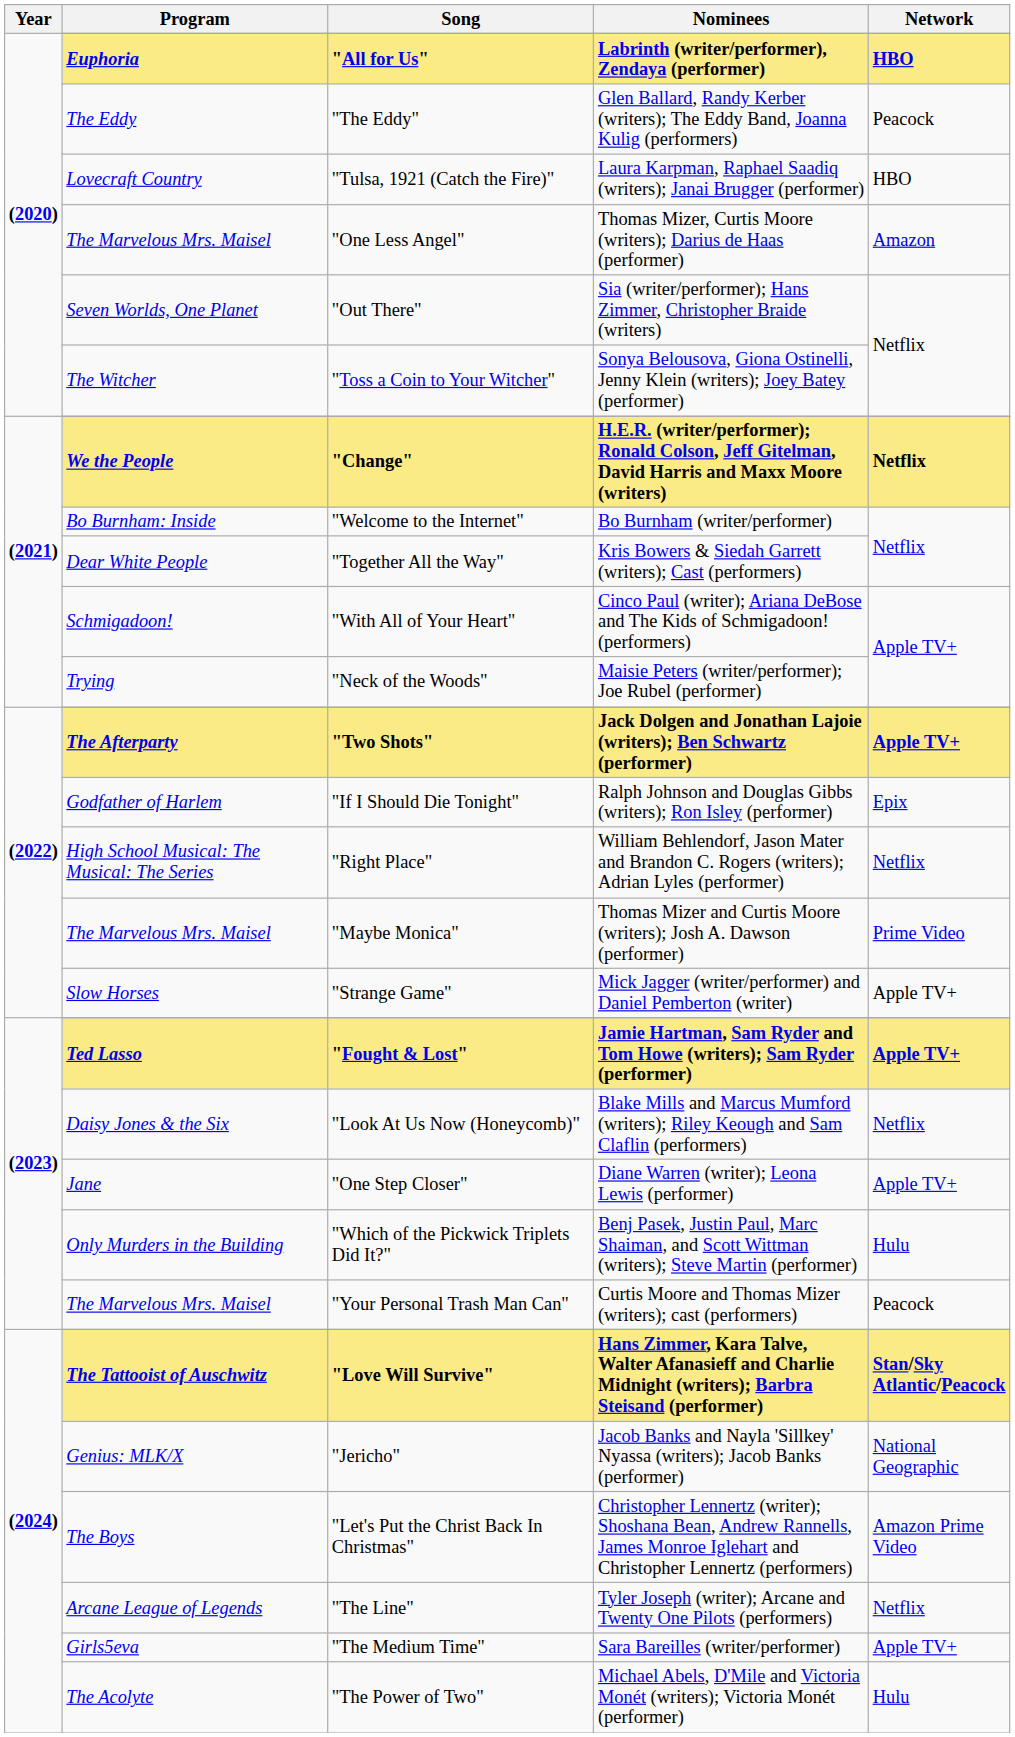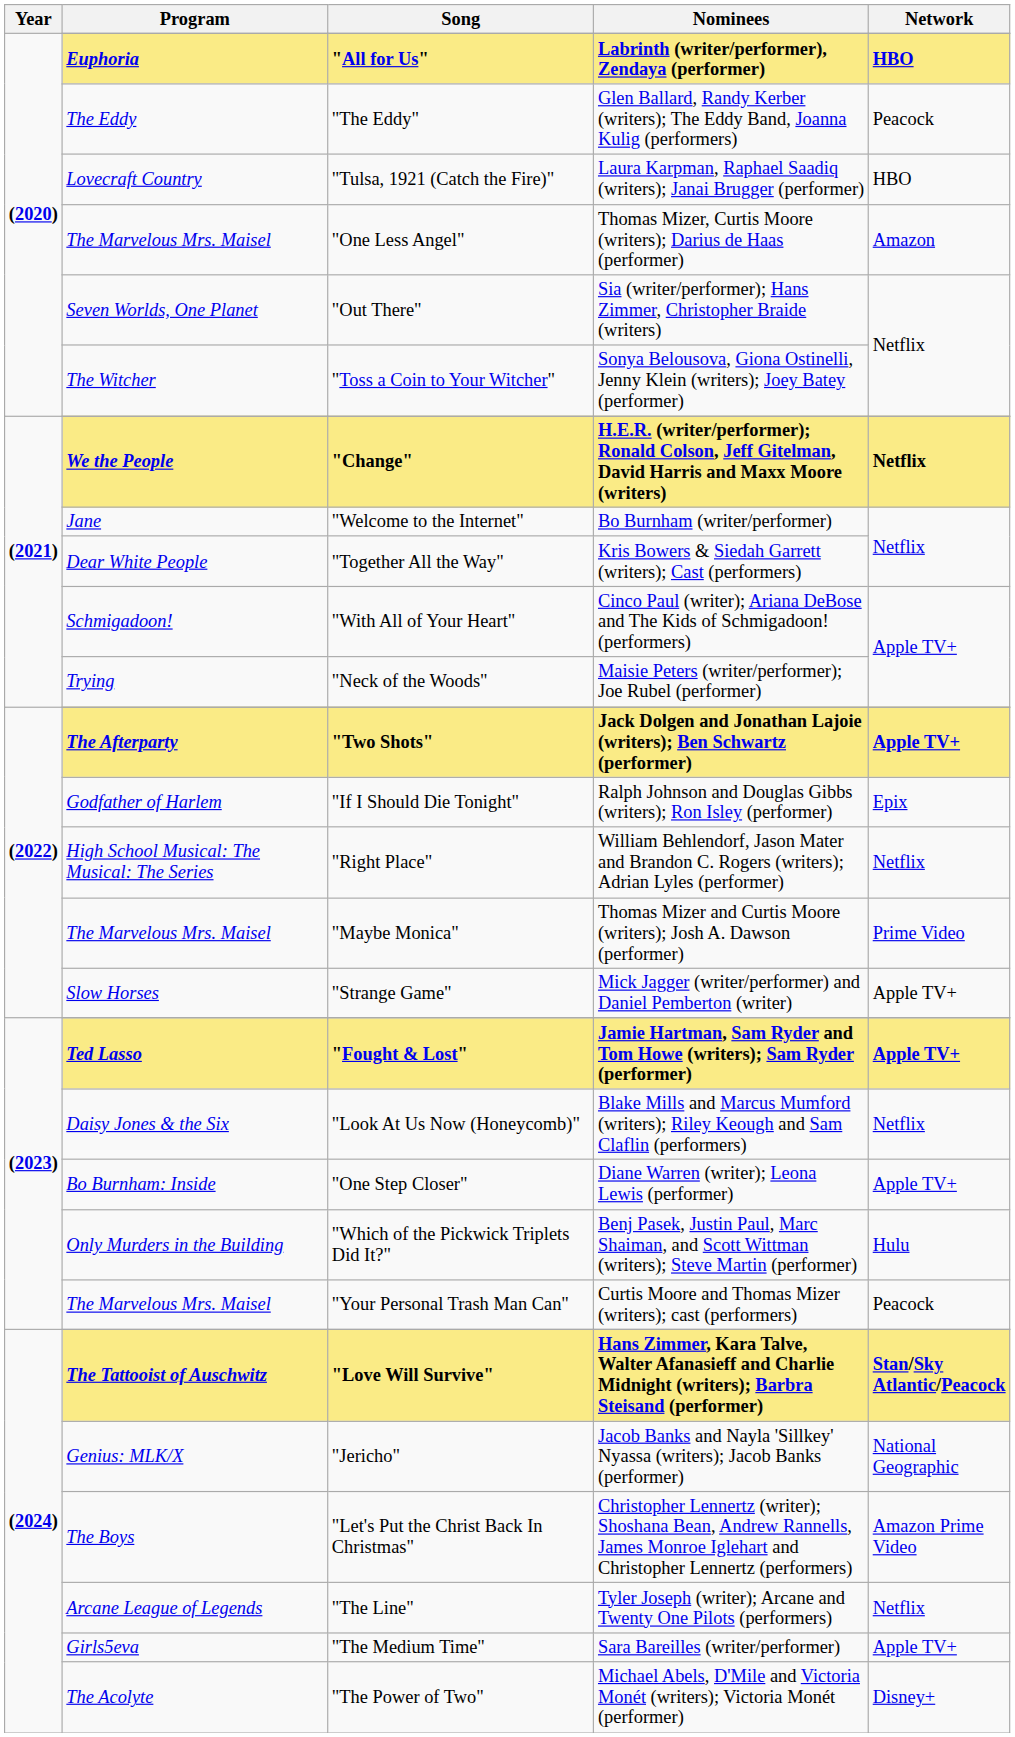(141, 521) Bo Burnham: Inside -> (84, 521) Jane
(84, 1184) Jane -> (141, 1184) Bo Burnham: Inside
(891, 1697) Hulu -> (904, 1697) Disney+
